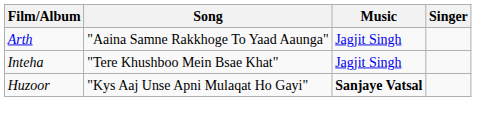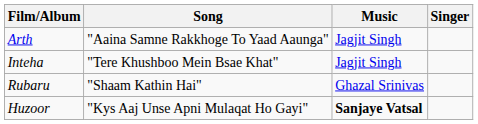+ row: (29, 85)
